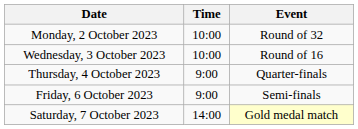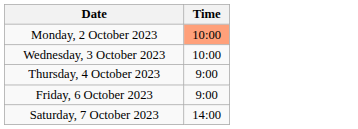- column: (292, 14)
(207, 34) no background -> (207, 34) lightsalmon background
